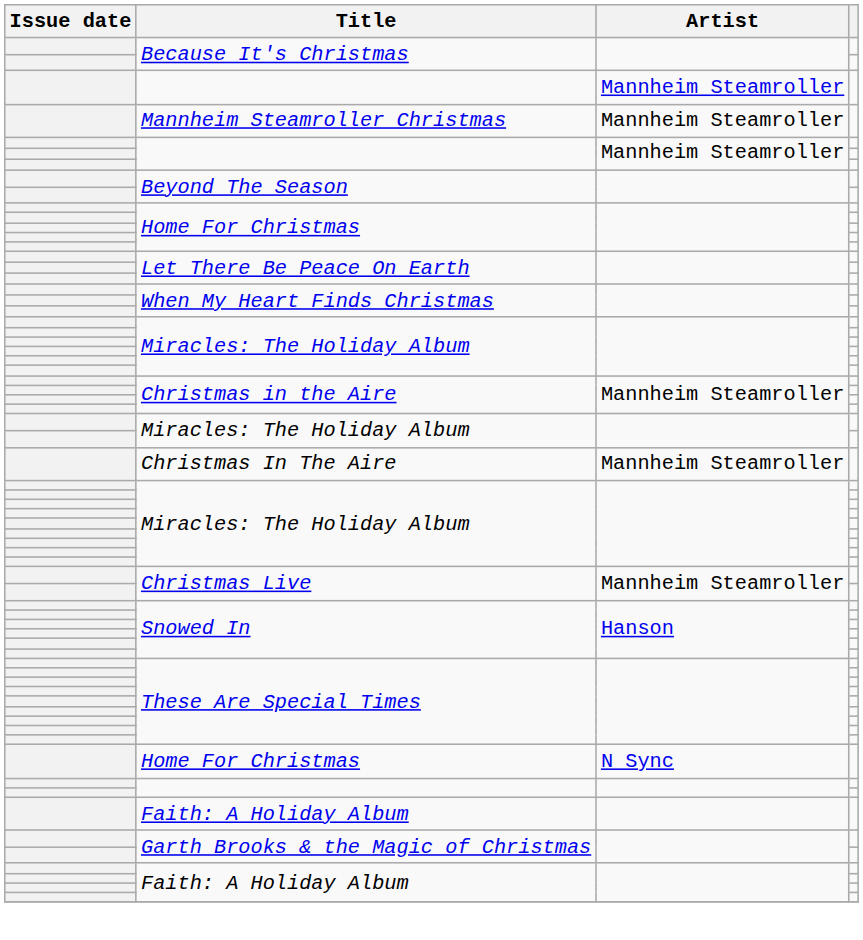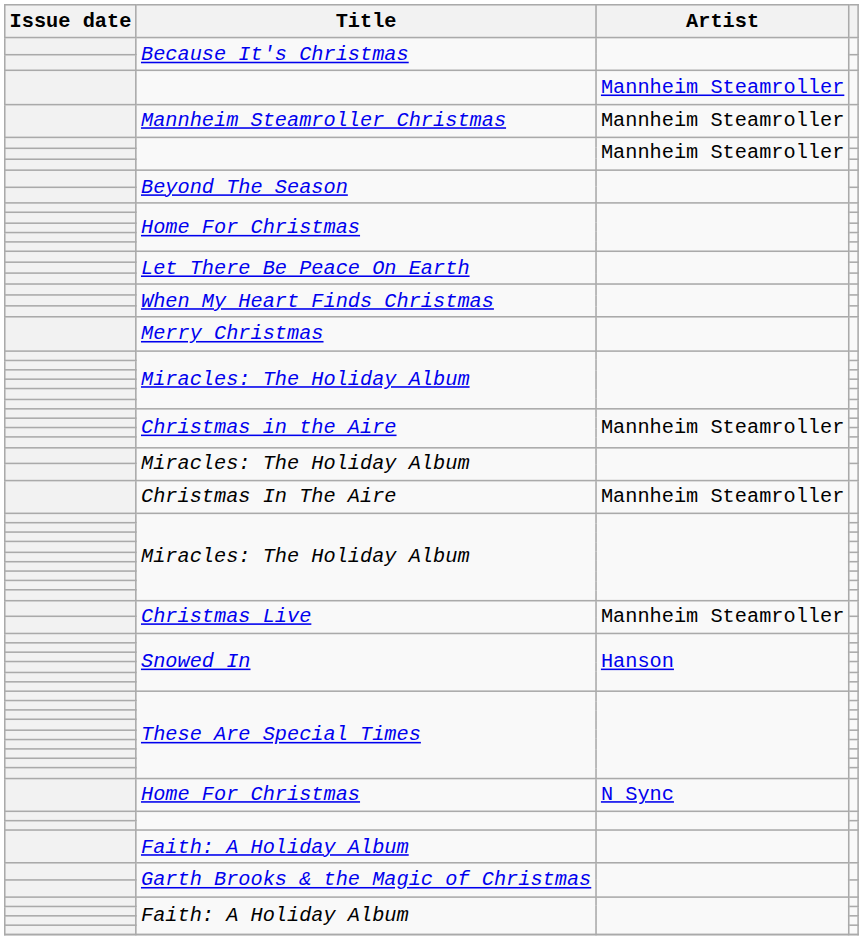+ row: (232, 334)
